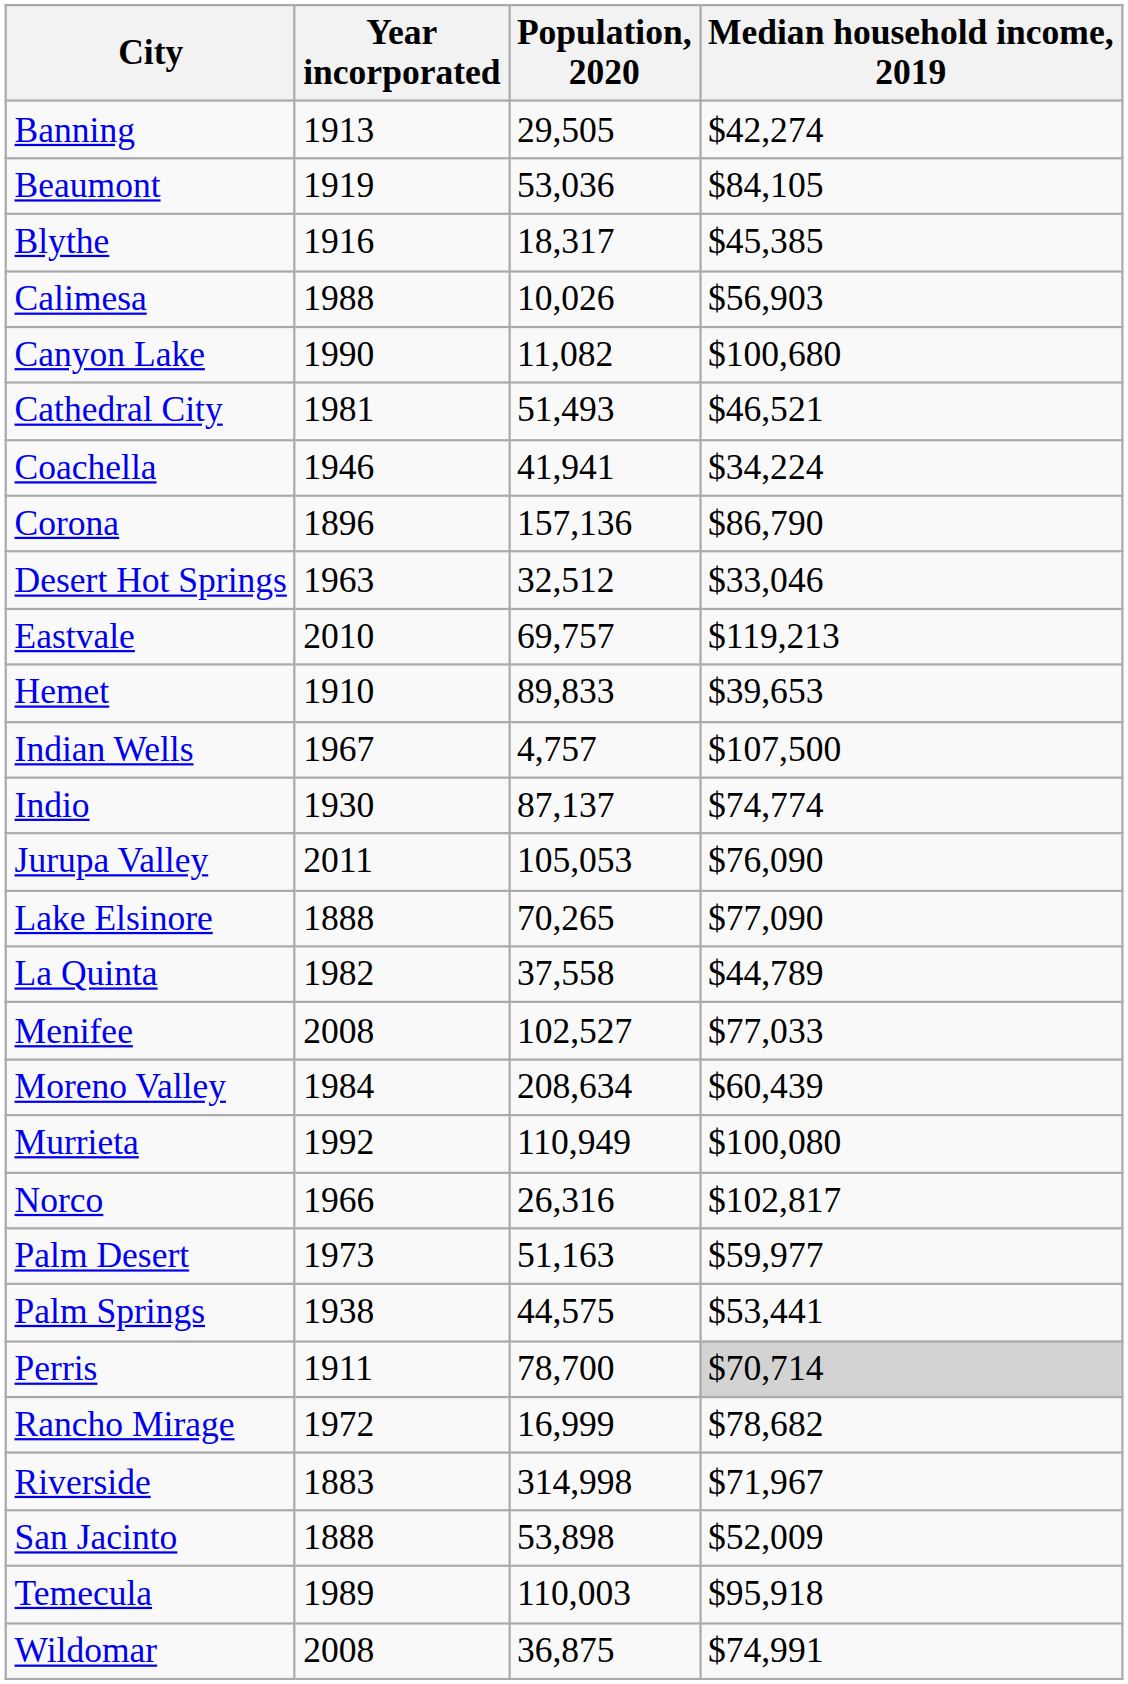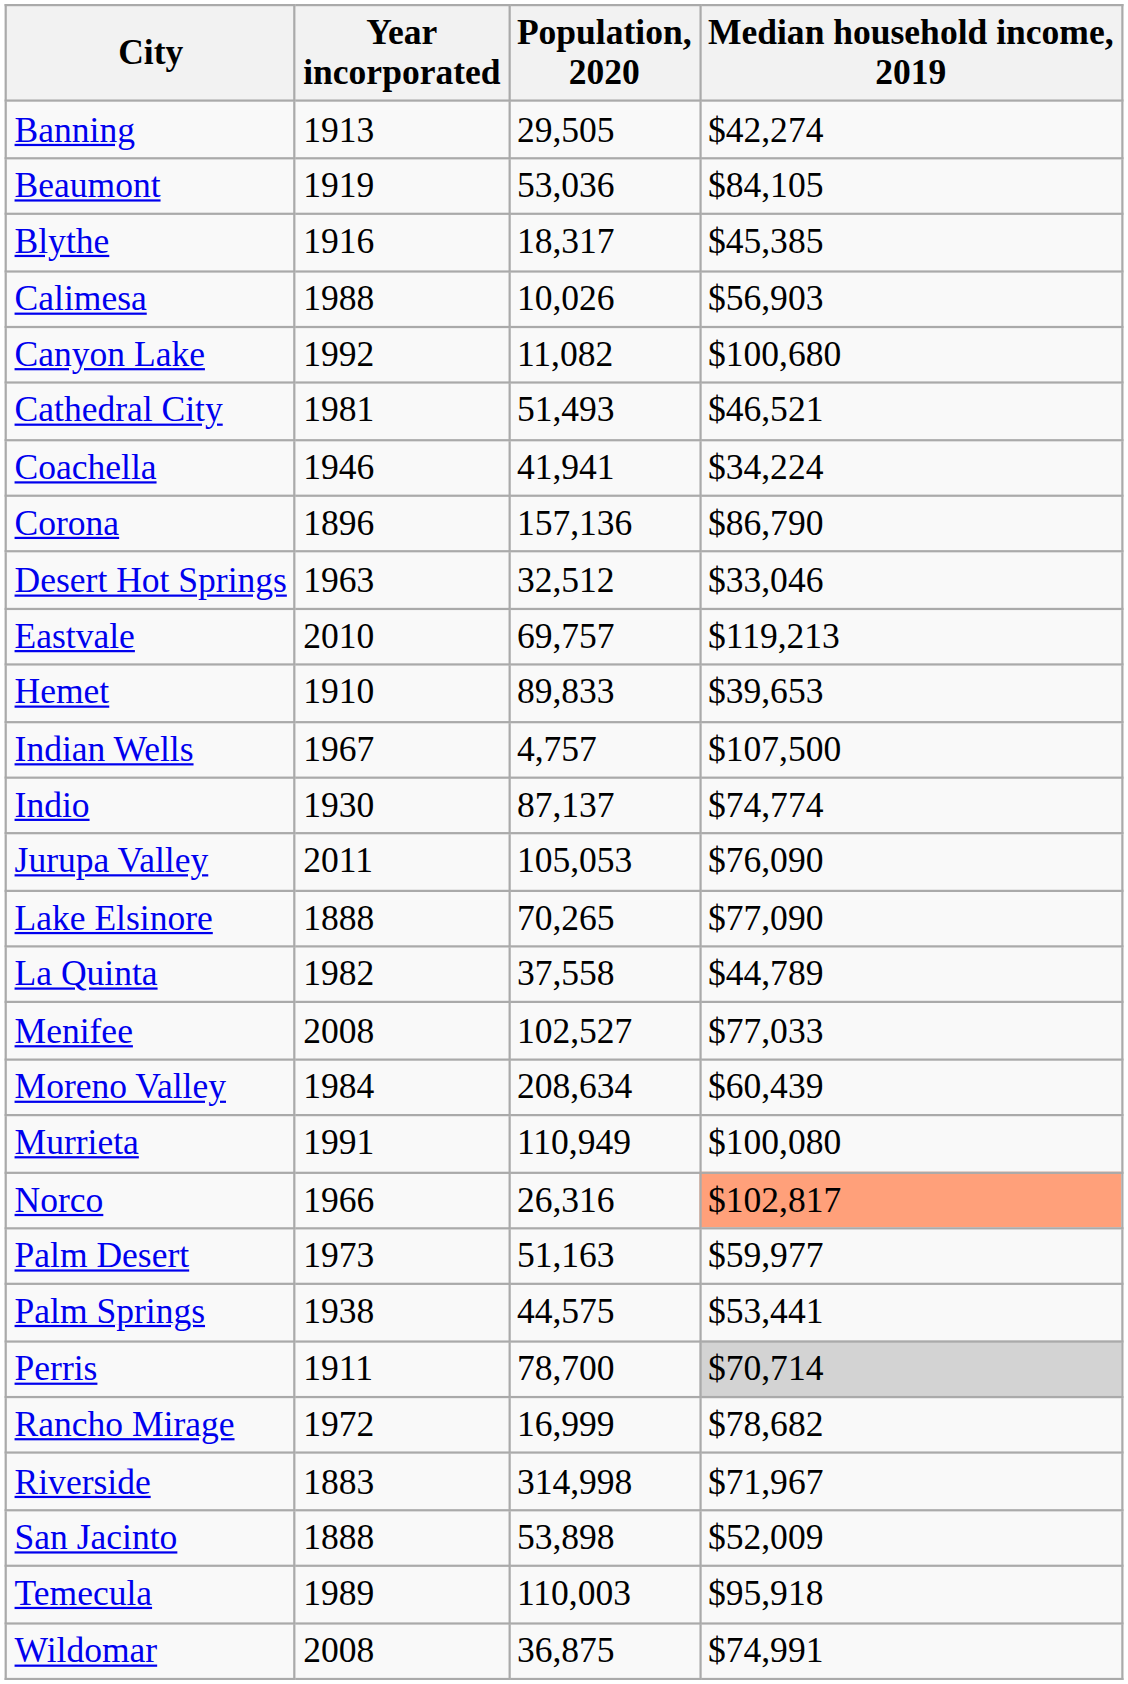(339, 354) 1990 -> (339, 354) 1992
(339, 1142) 1992 -> (339, 1142) 1991
(775, 1199) no background -> (775, 1199) lightsalmon background
